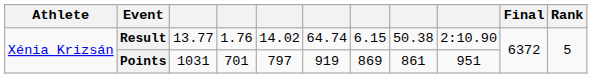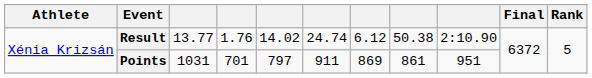(327, 38) 64.74 -> (327, 38) 24.74
(370, 38) 6.15 -> (370, 38) 6.12
(327, 61) 919 -> (327, 61) 911
